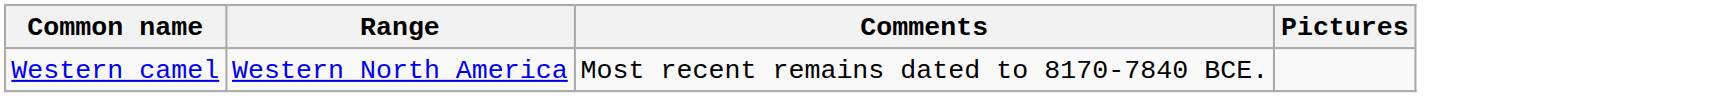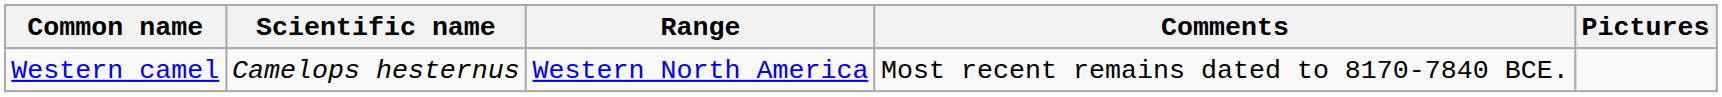+ column: (376, 27)
